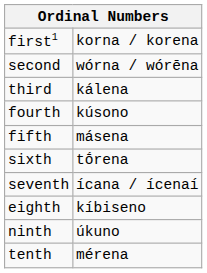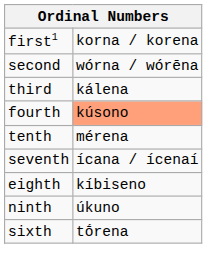(102, 113) no background -> (102, 113) lightsalmon background
- row: (30, 137)
rows swapped: (30, 161) <-> (30, 256)
